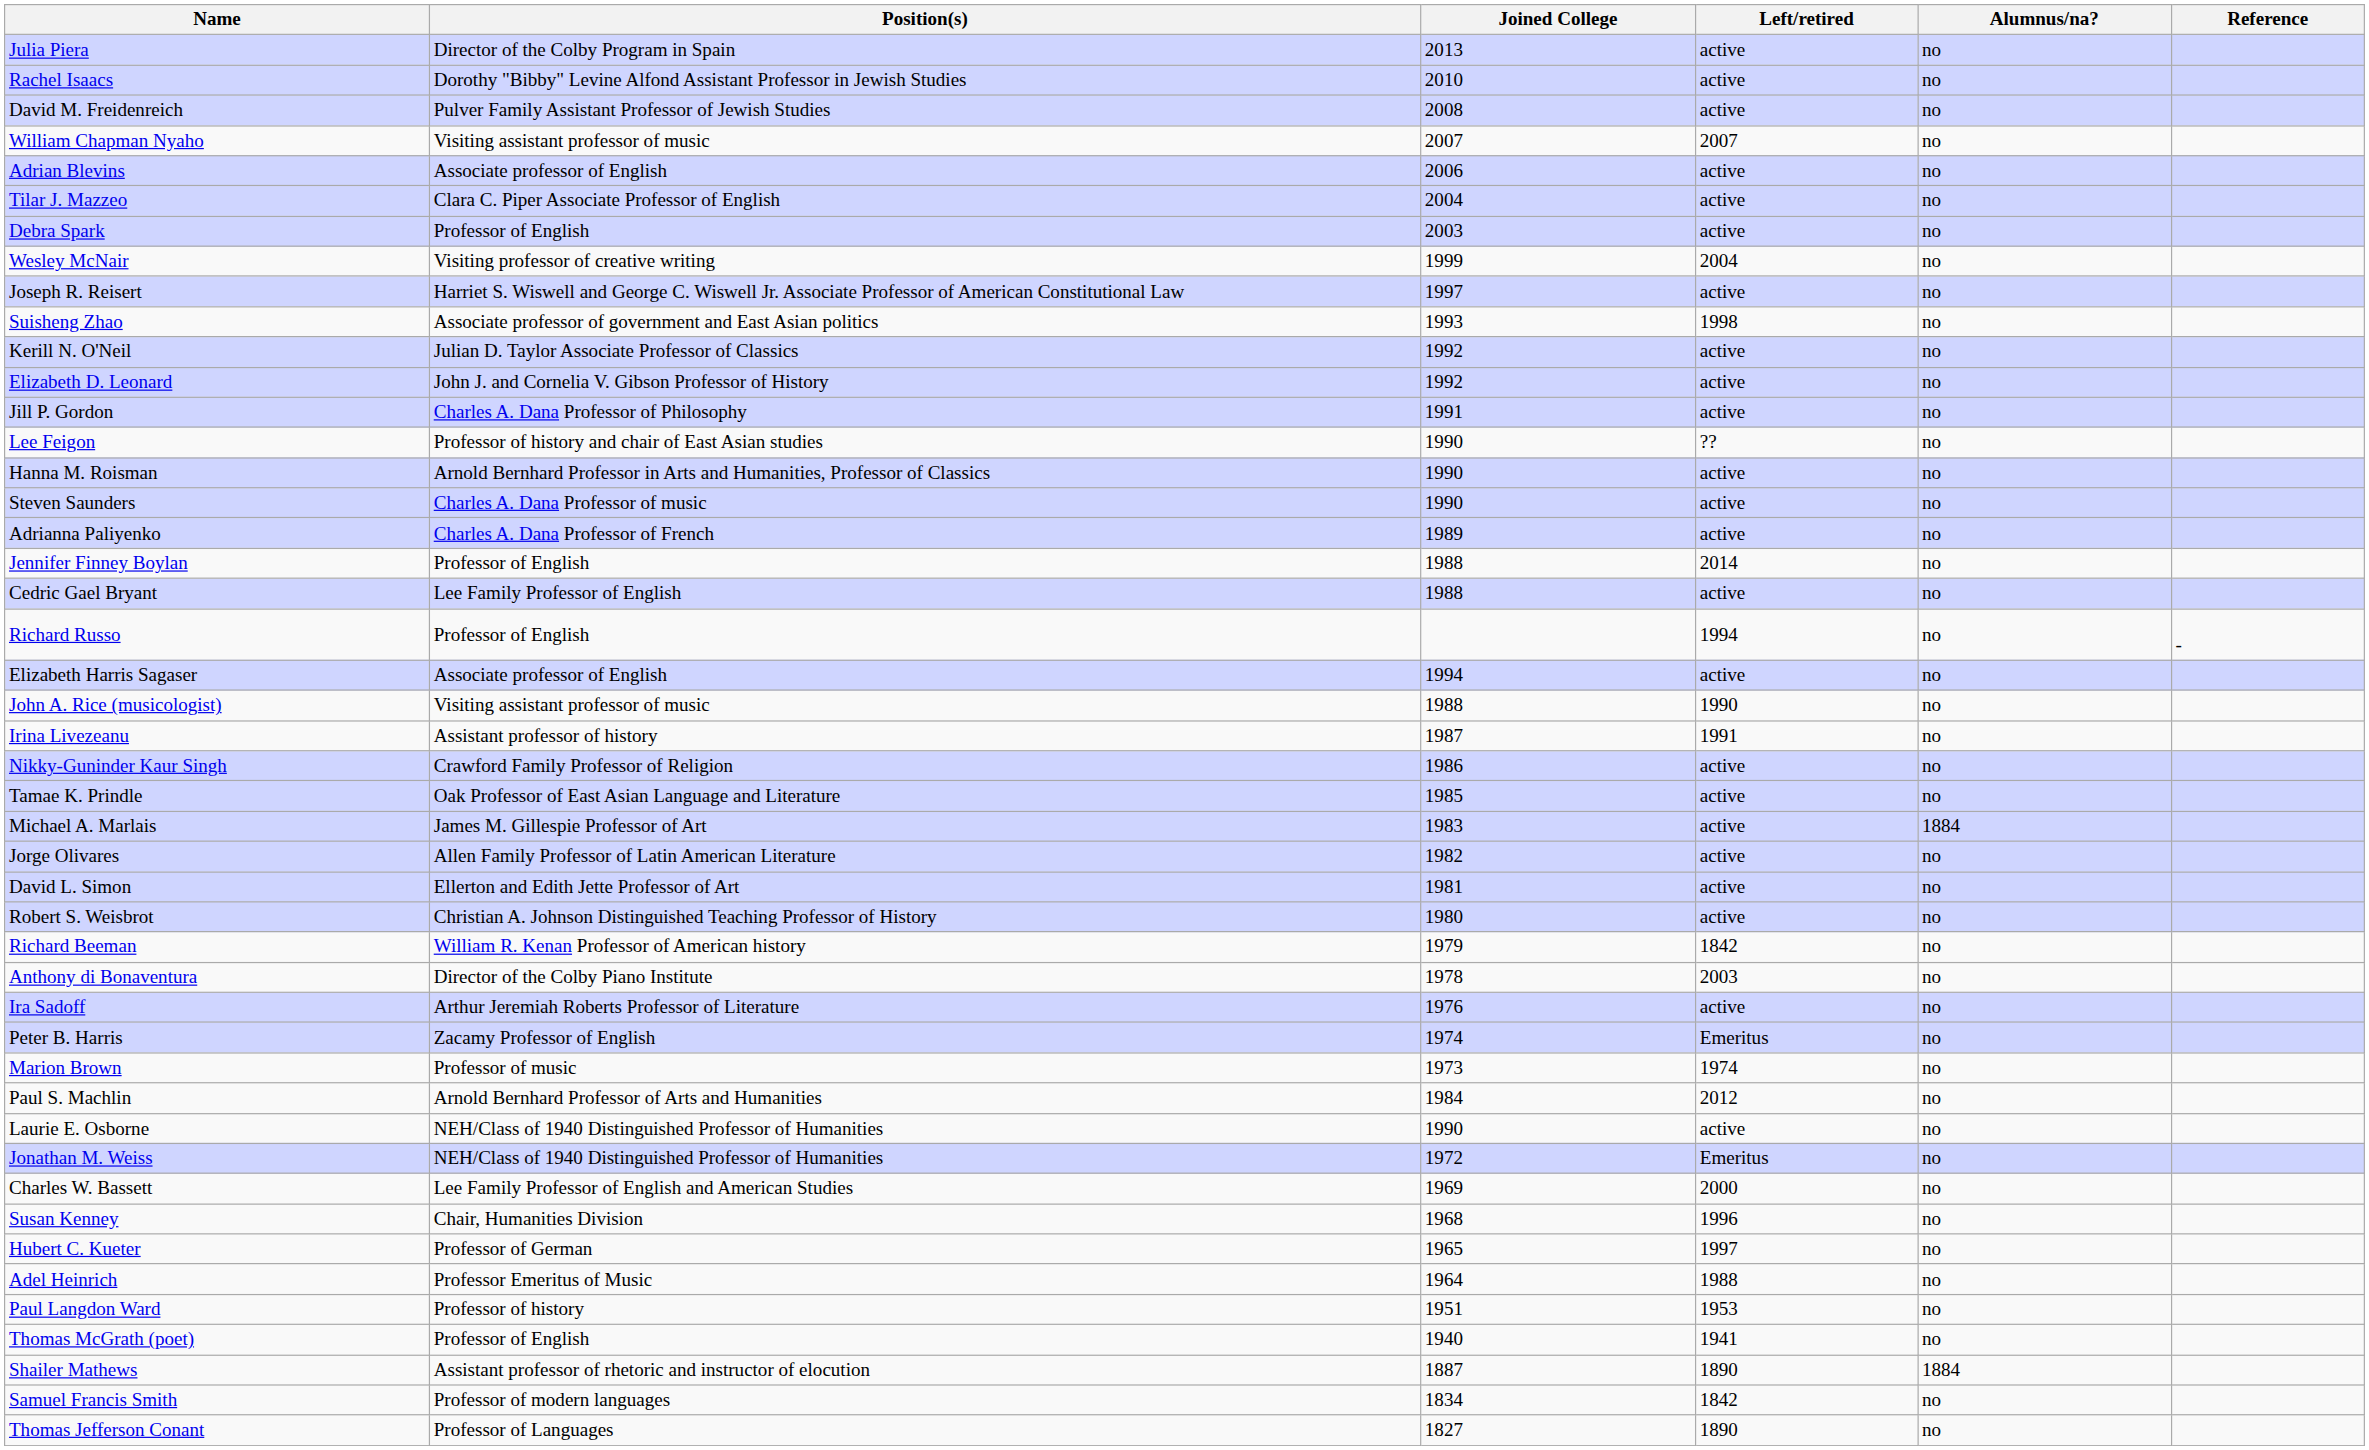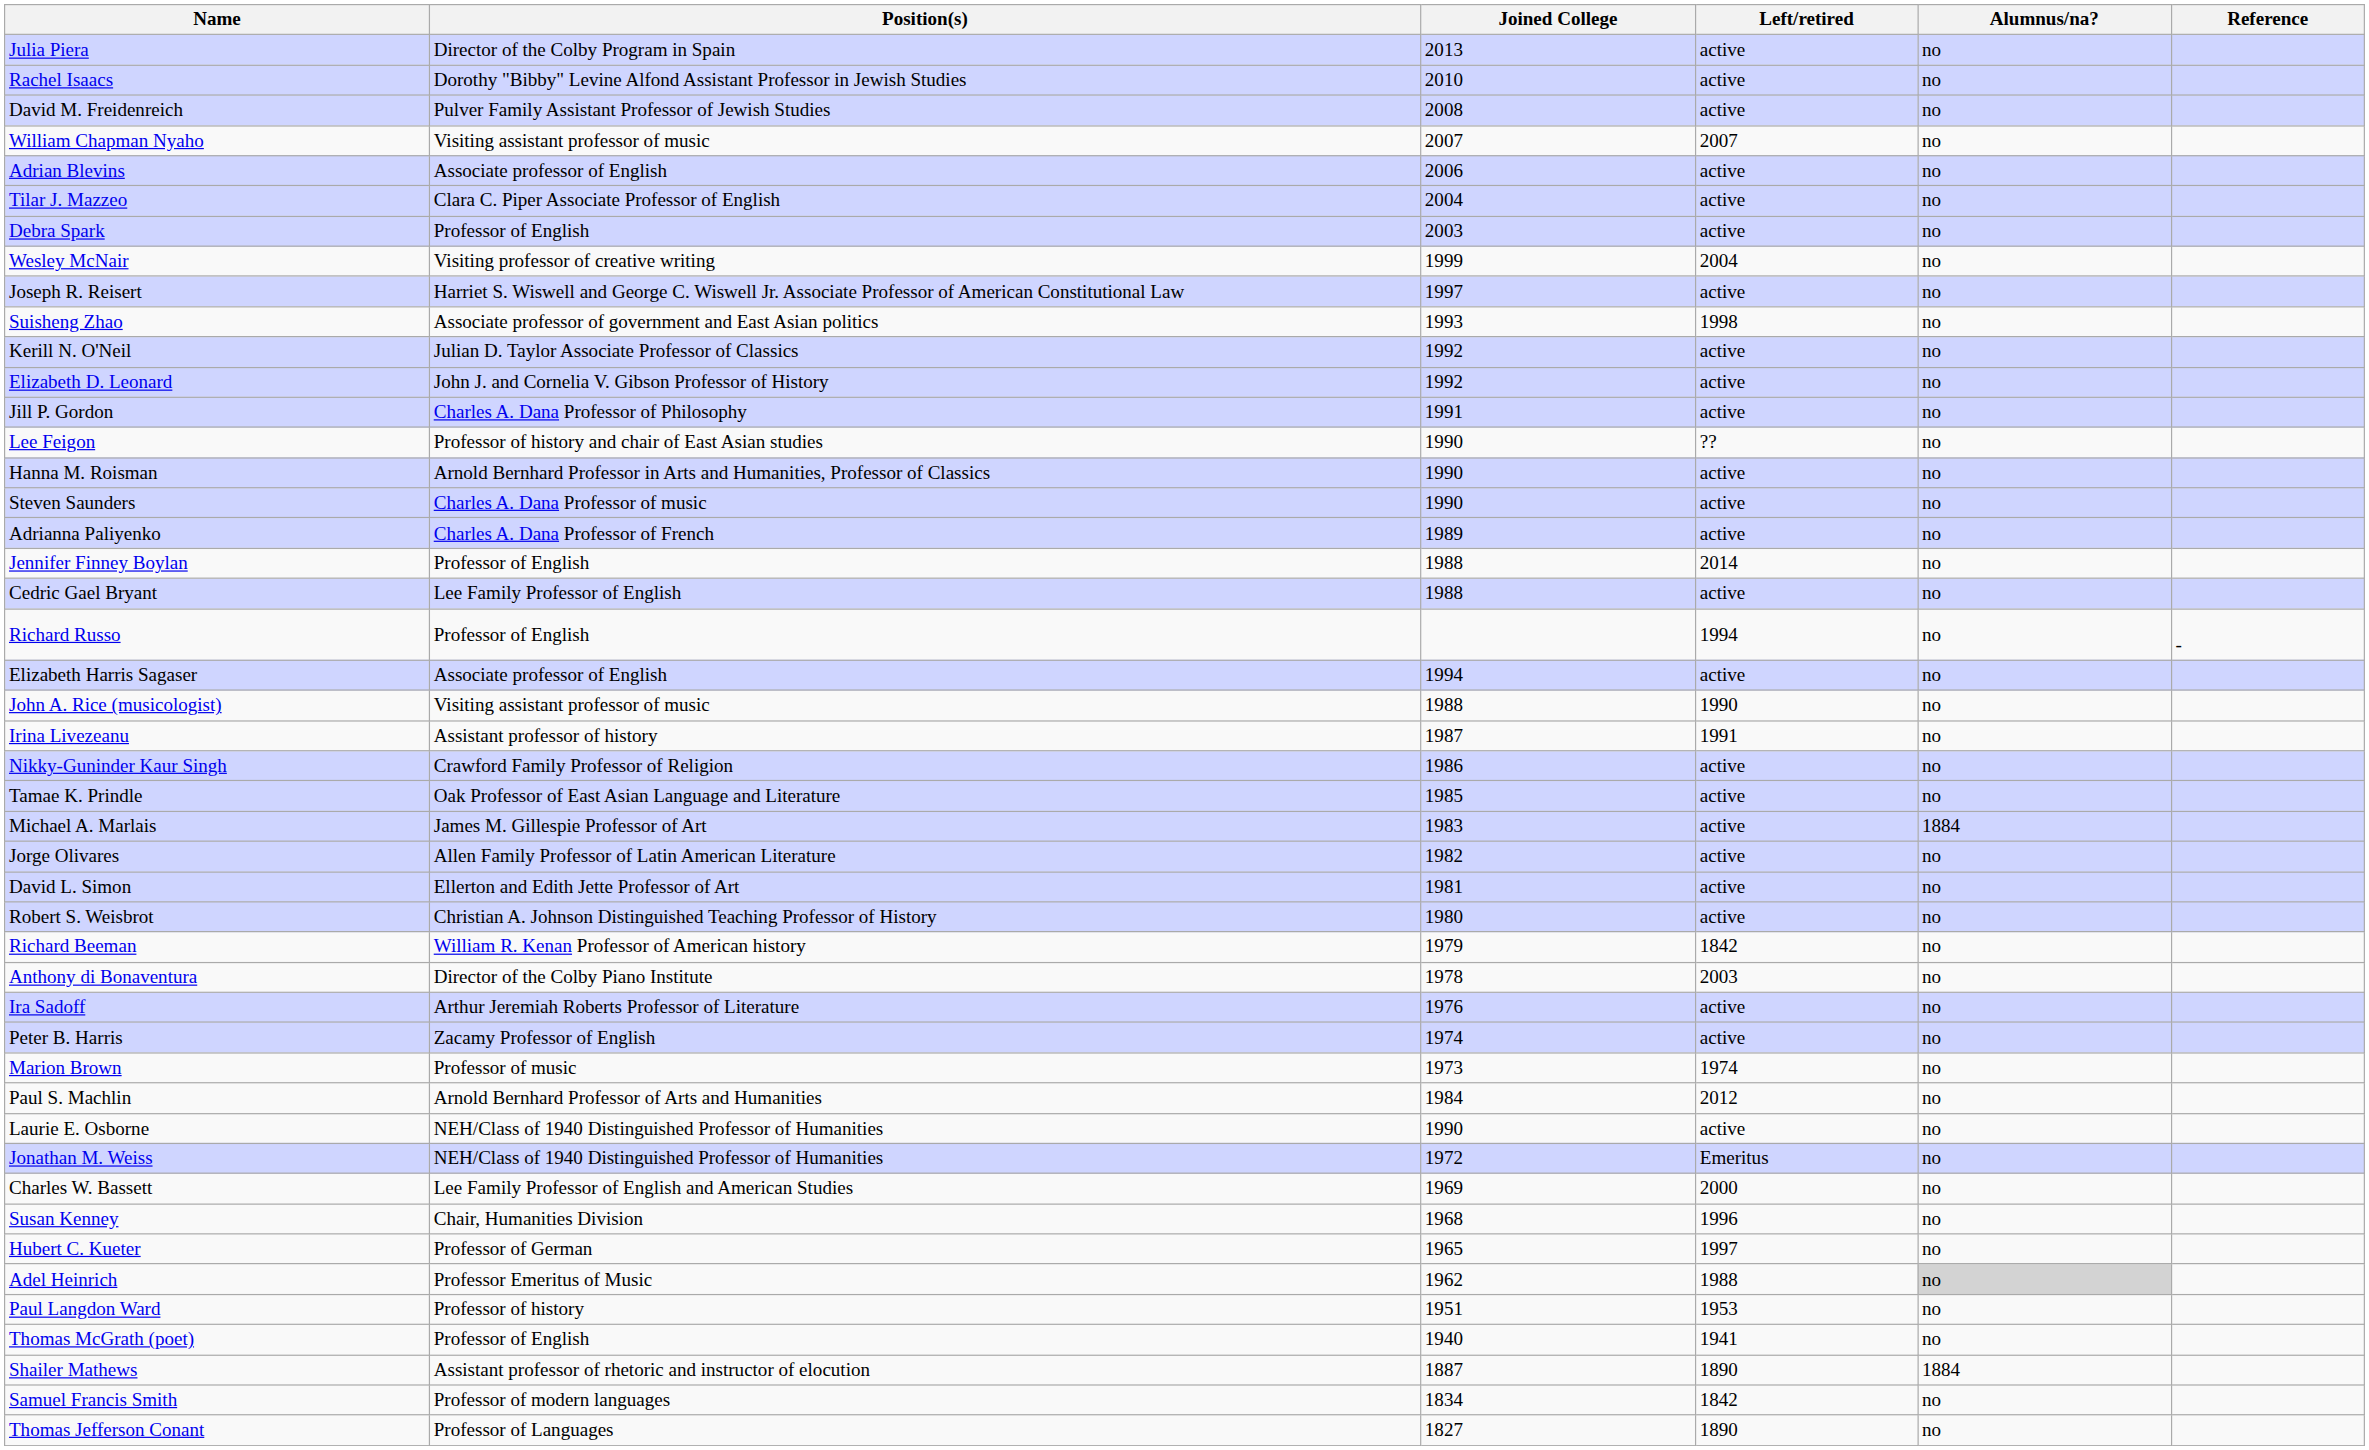(1734, 1037) Emeritus -> (1723, 1037) active
(1444, 1279) 1964 -> (1444, 1279) 1962
(1931, 1279) no background -> (1931, 1279) lightgrey background
